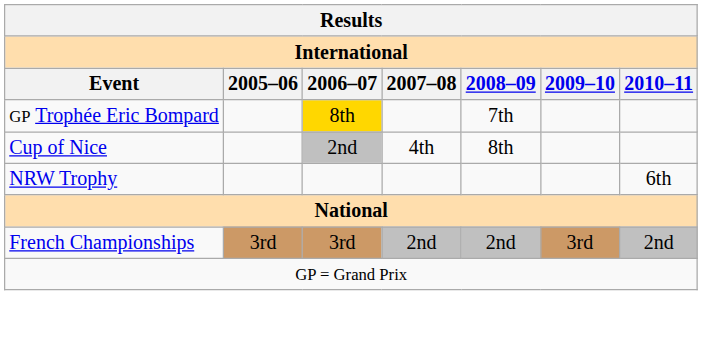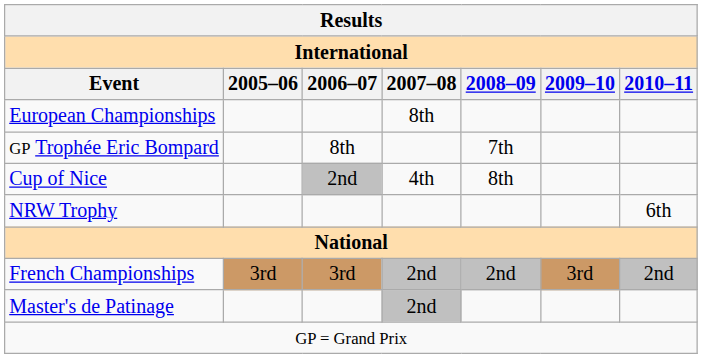+ row: (112, 115)
(342, 115) gold background -> (342, 147) no background
+ row: (92, 305)
